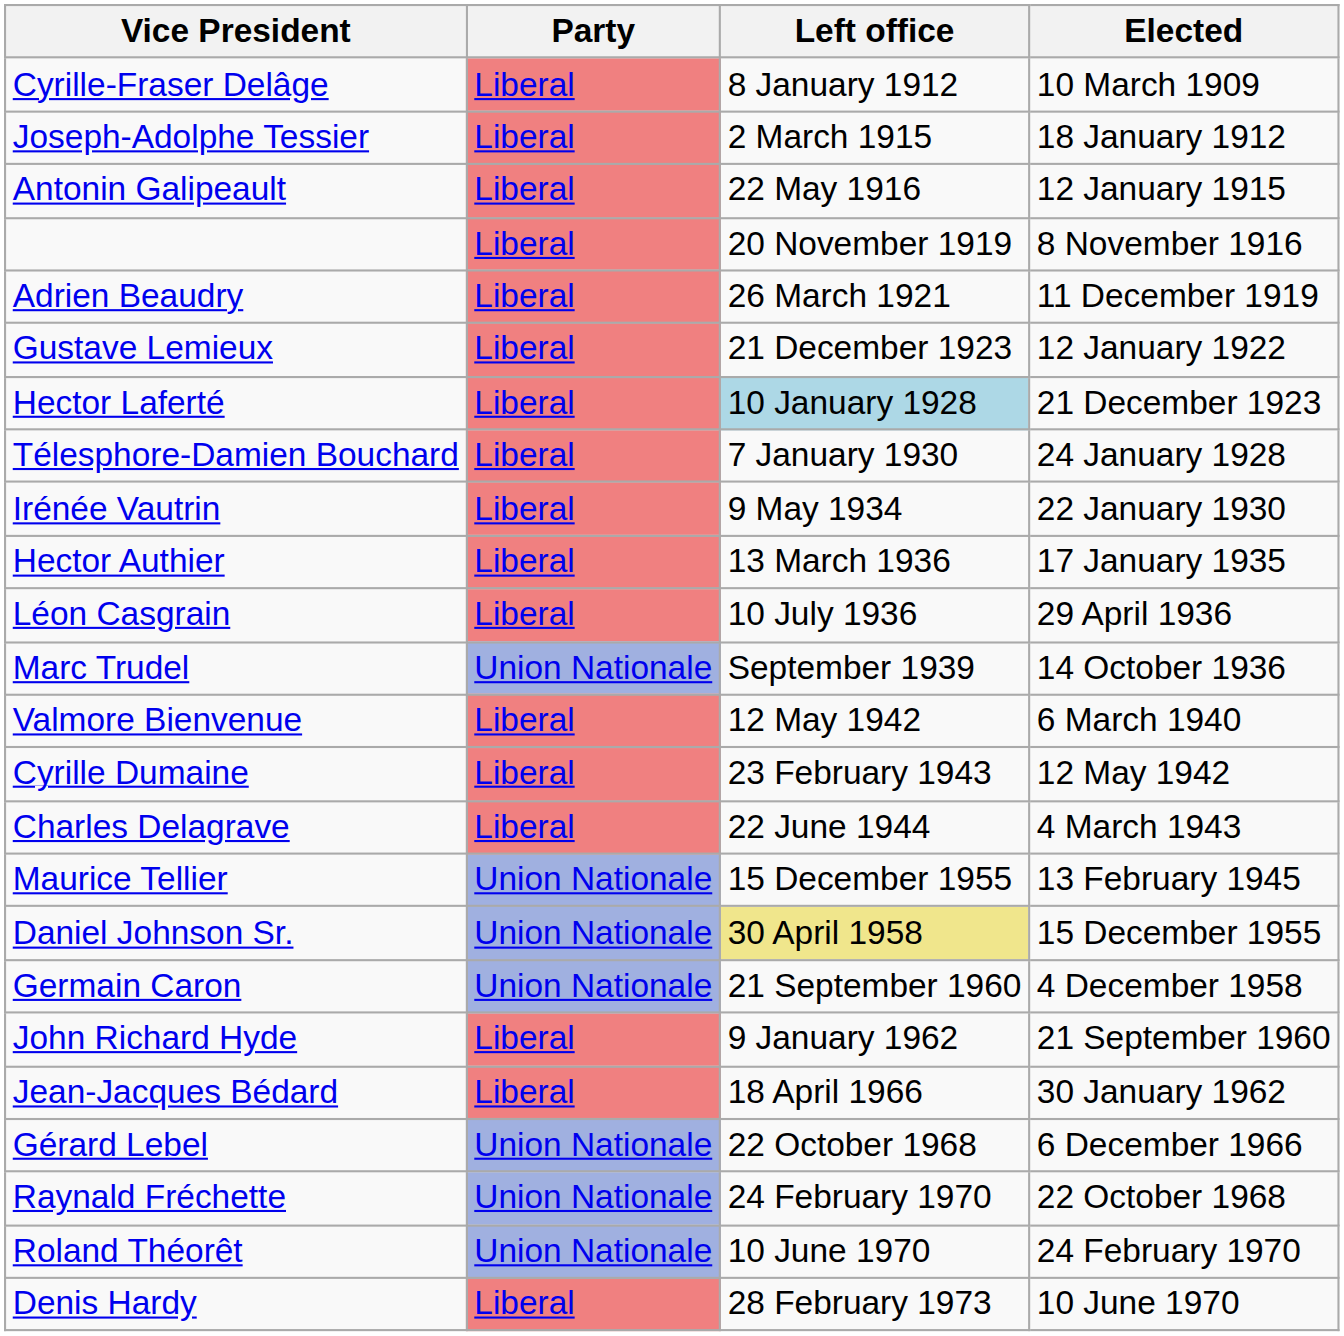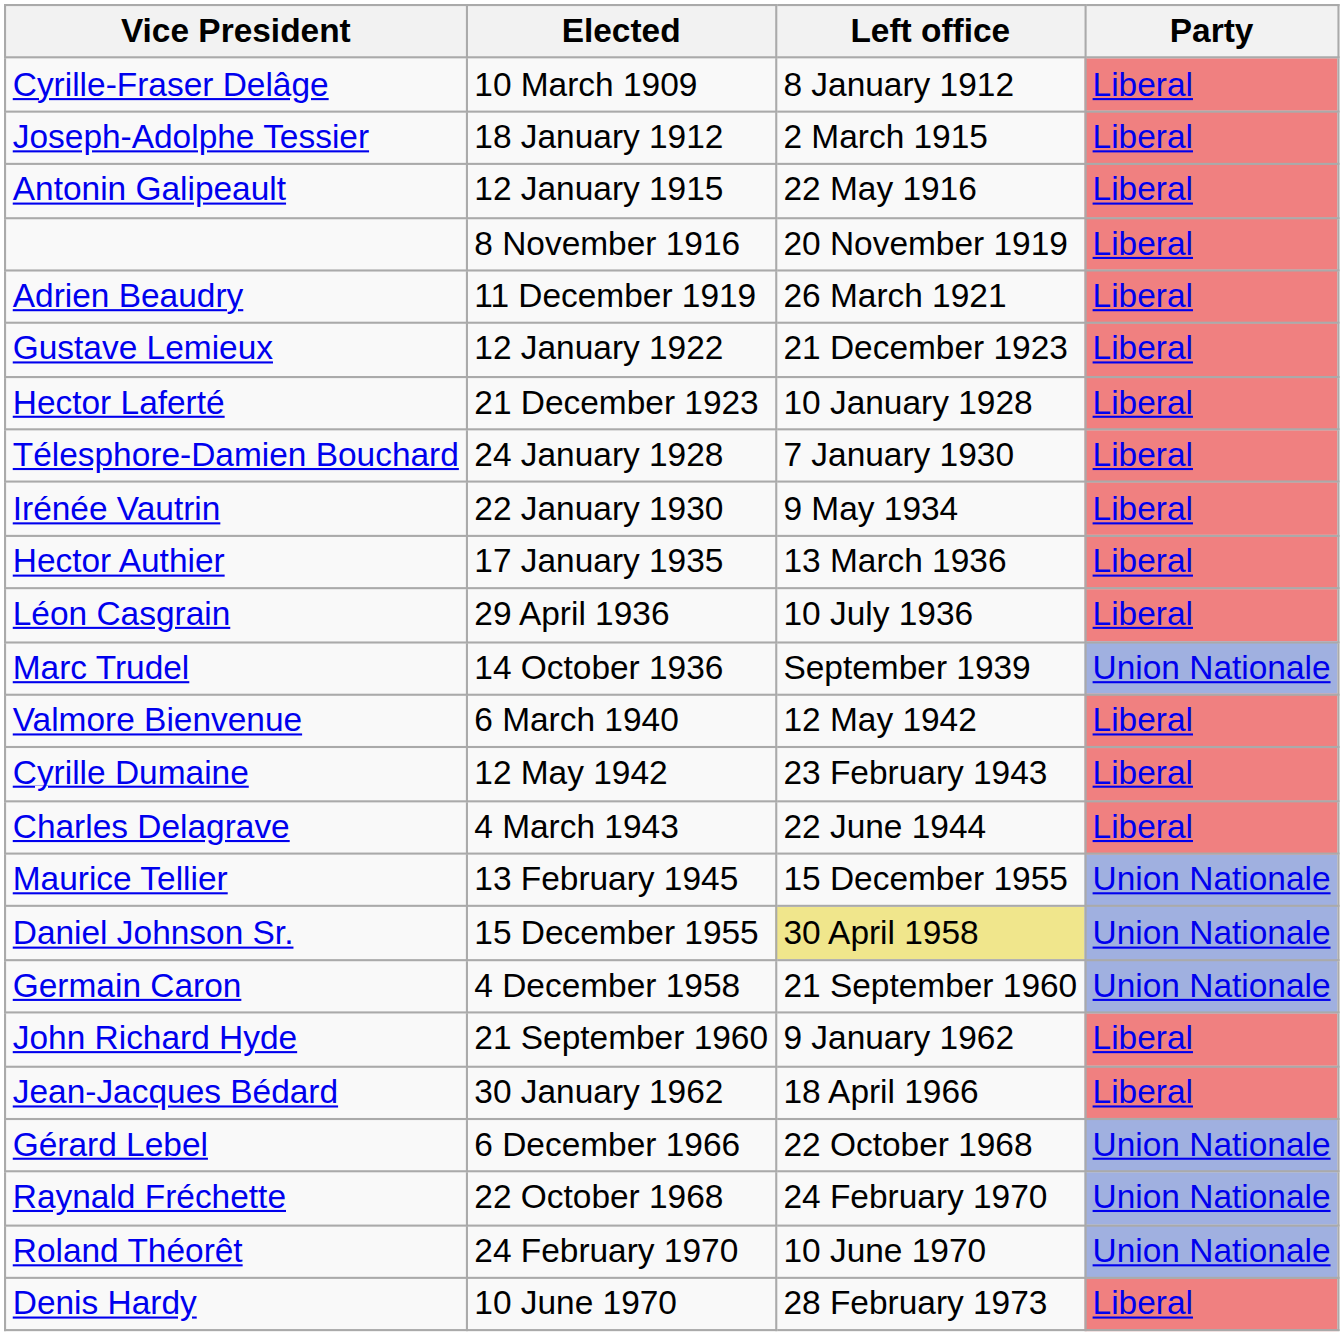columns swapped: (1184, 31) <-> (593, 31)
(852, 402) lightblue background -> (908, 402) no background
